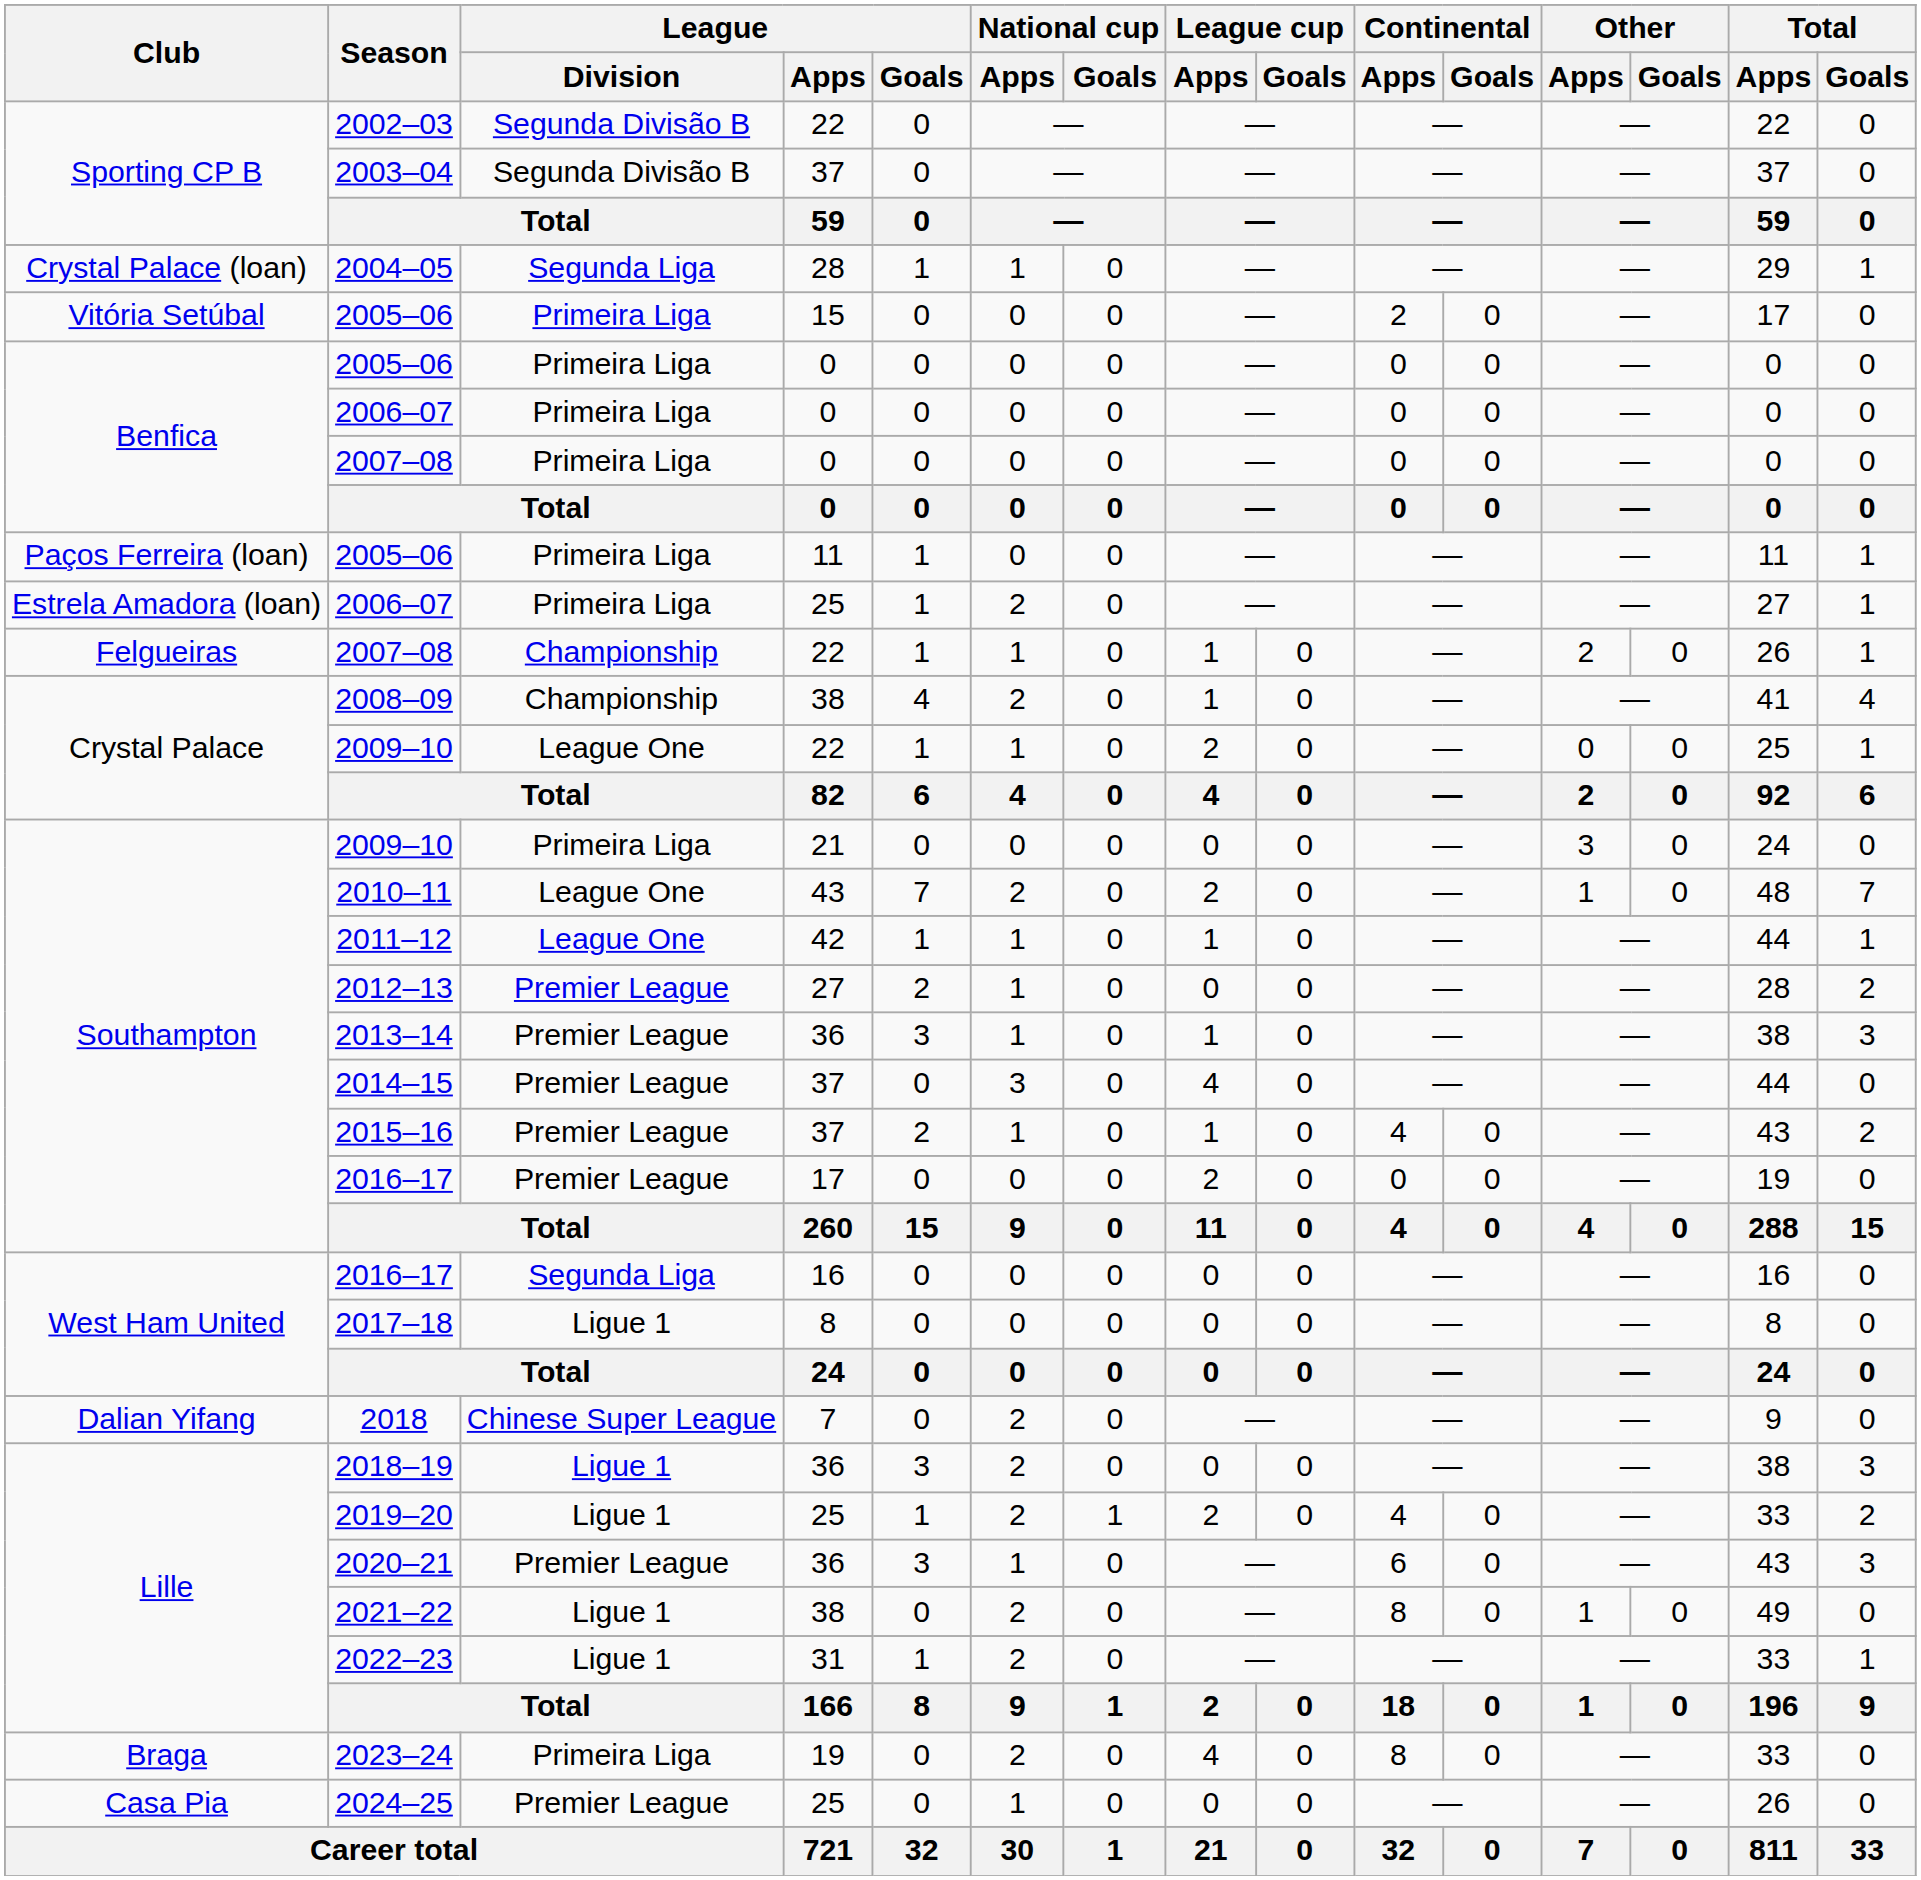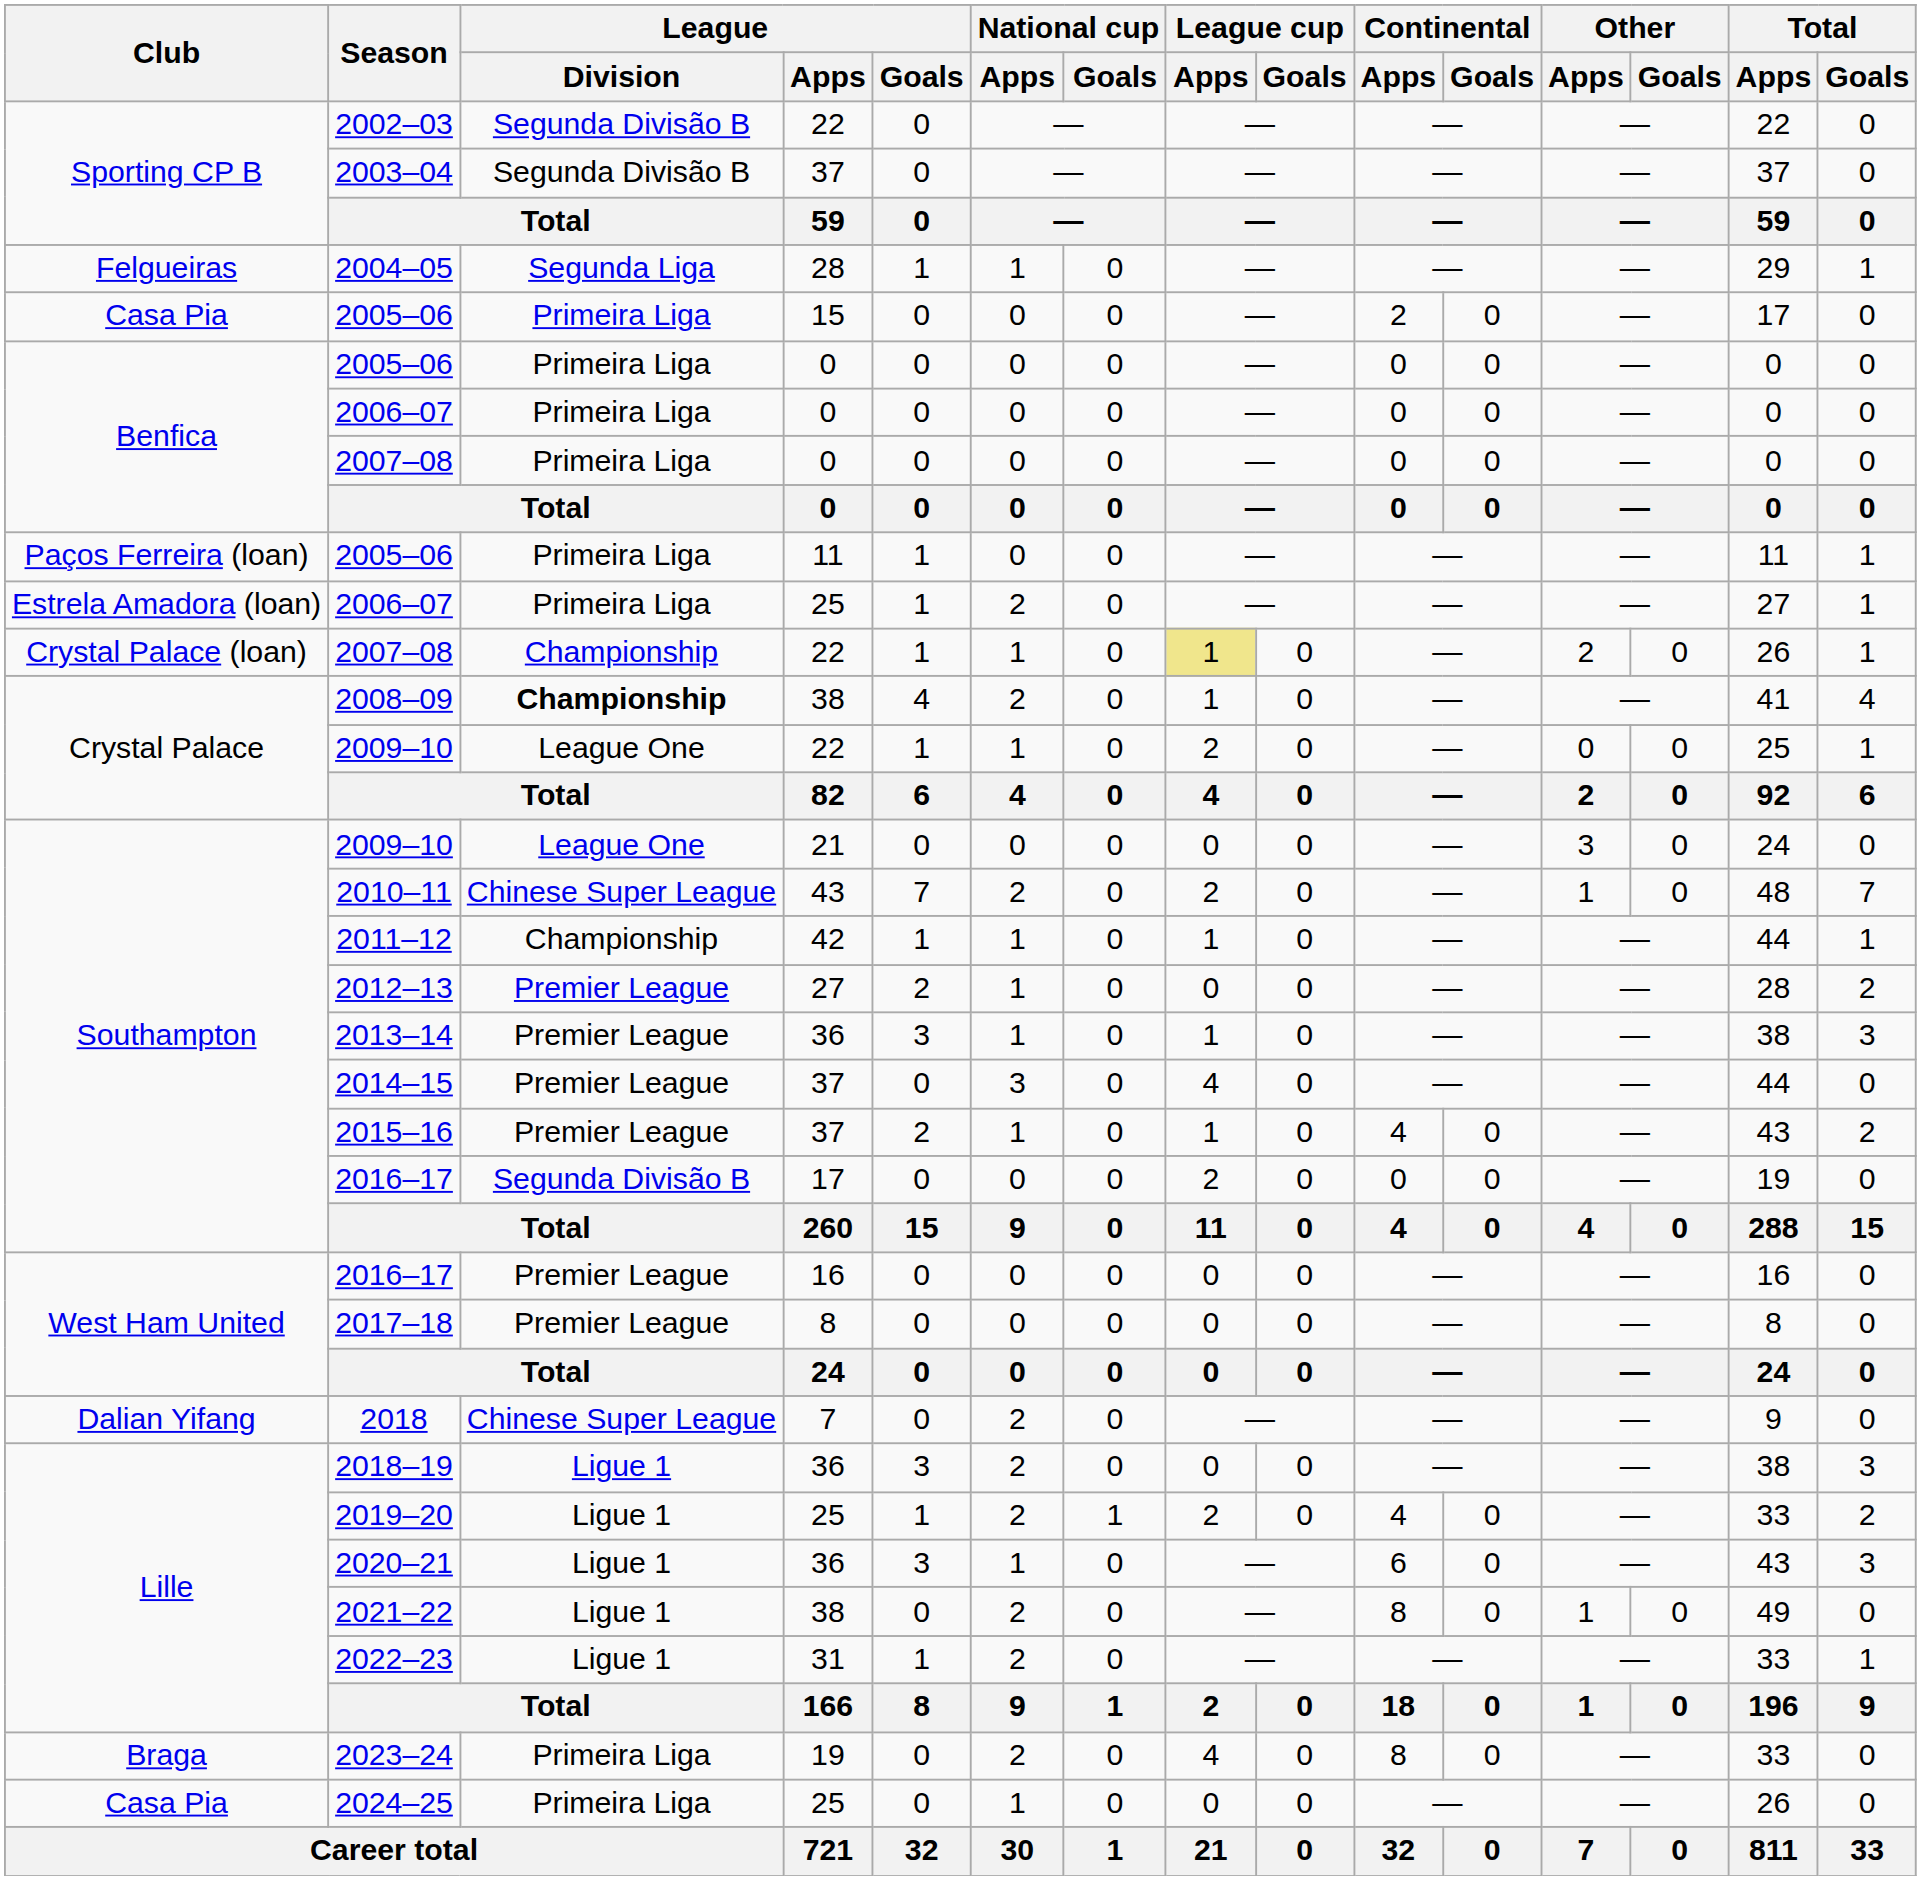(167, 268) Crystal Palace (loan) -> (167, 268) Felgueiras
(167, 316) Vitória Setúbal -> (167, 316) Casa Pia
(167, 651) Felgueiras -> (167, 651) Crystal Palace (loan)
(1211, 651) no background -> (1211, 651) khaki background
(621, 699) normal -> (621, 699) bold
(621, 843) Primeira Liga -> (621, 843) League One
(621, 891) League One -> (621, 891) Chinese Super League
(621, 939) League One -> (621, 939) Championship
(621, 1179) Premier League -> (621, 1179) Segunda Divisão B
(621, 1275) Segunda Liga -> (621, 1275) Premier League
(621, 1323) Ligue 1 -> (621, 1323) Premier League
(621, 1563) Premier League -> (621, 1563) Ligue 1
(621, 1802) Premier League -> (621, 1802) Primeira Liga
